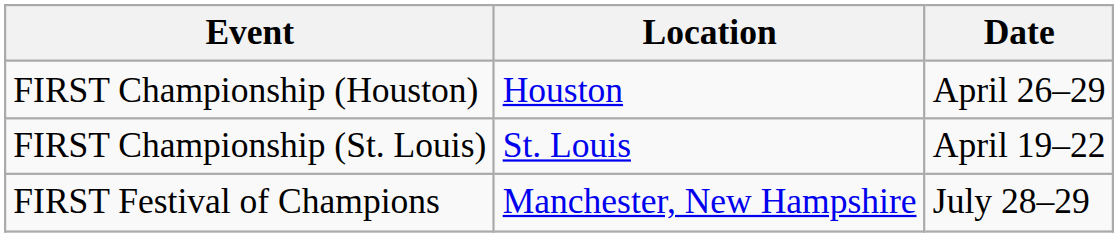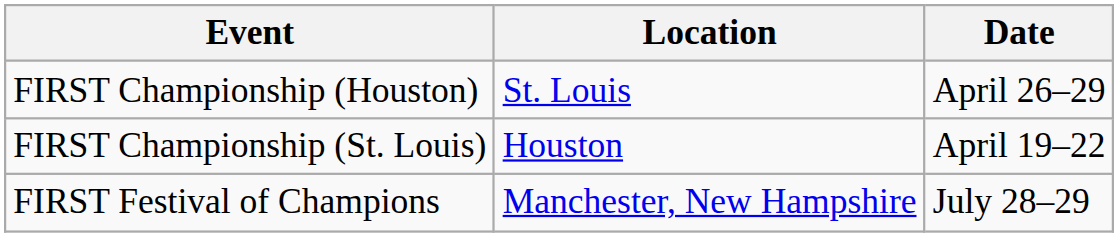(563, 88) Houston -> (567, 88) St. Louis
(567, 145) St. Louis -> (563, 145) Houston
